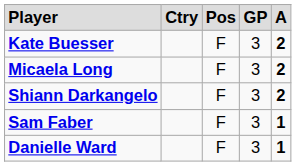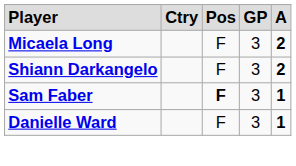- row: (61, 43)
(221, 122) normal -> (221, 95) bold
